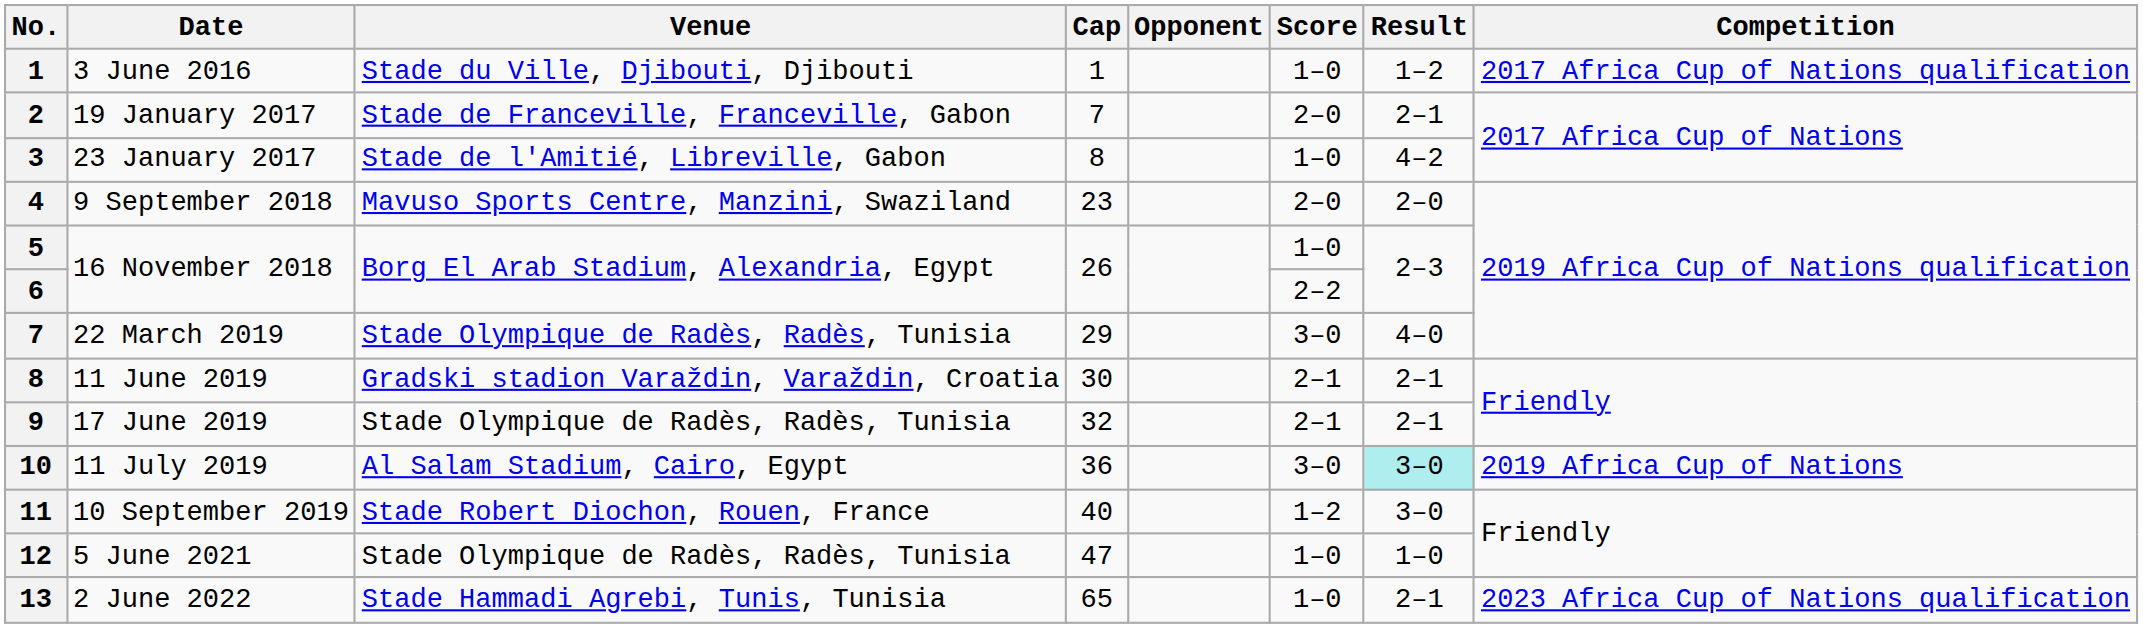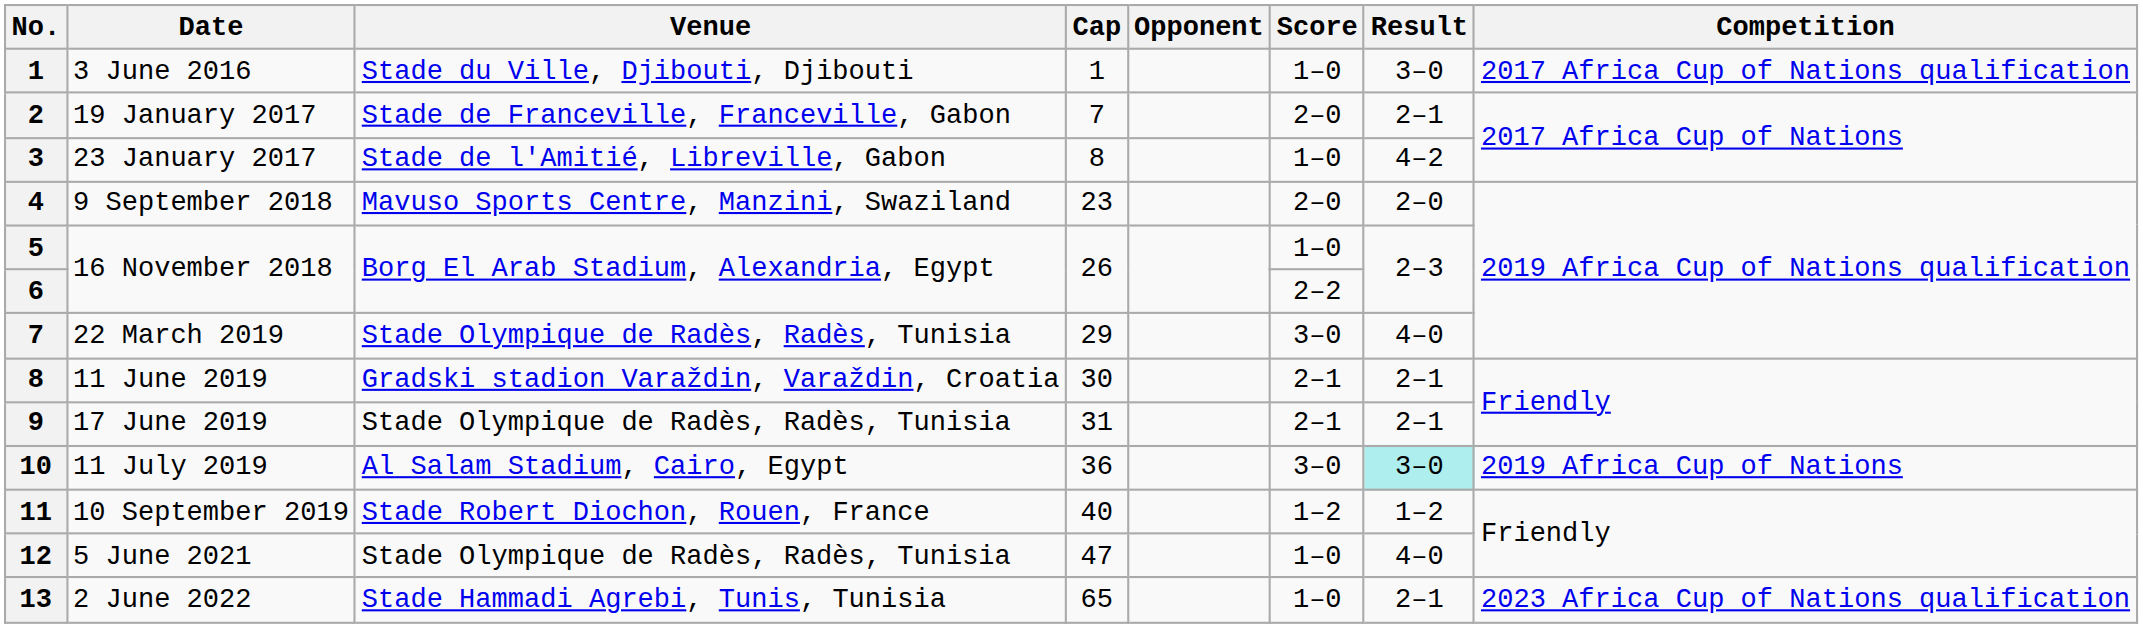(1419, 71) 1–2 -> (1419, 71) 3–0
(1097, 424) 32 -> (1097, 424) 31
(1419, 512) 3–0 -> (1419, 512) 1–2
(1419, 556) 1–0 -> (1419, 556) 4–0
